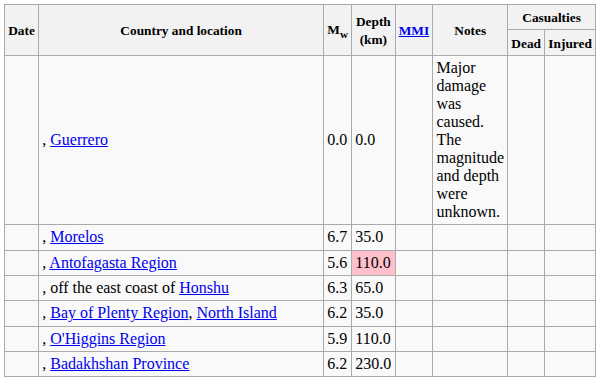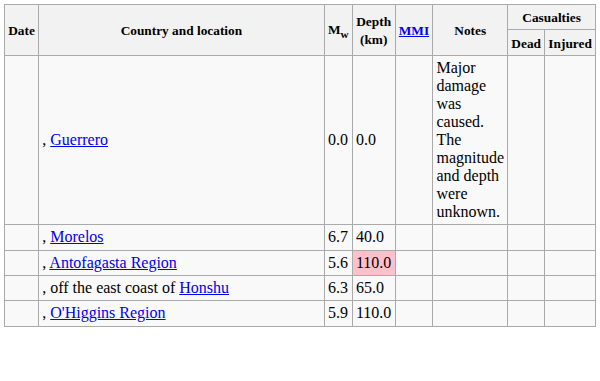(369, 237) 35.0 -> (370, 237) 40.0
- row: (160, 313)
- row: (116, 364)
